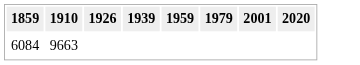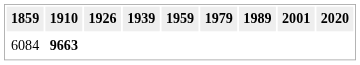+ column: (257, 19)
(64, 45) normal -> (64, 45) bold
